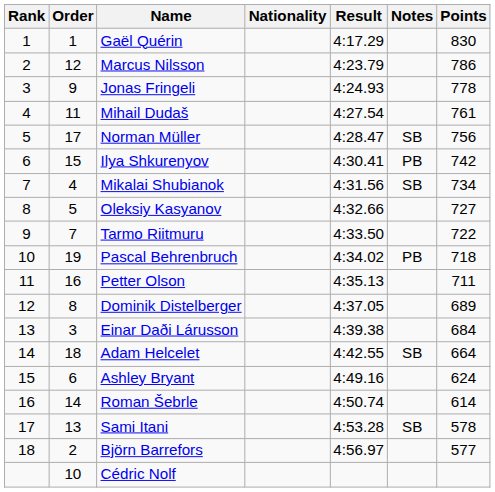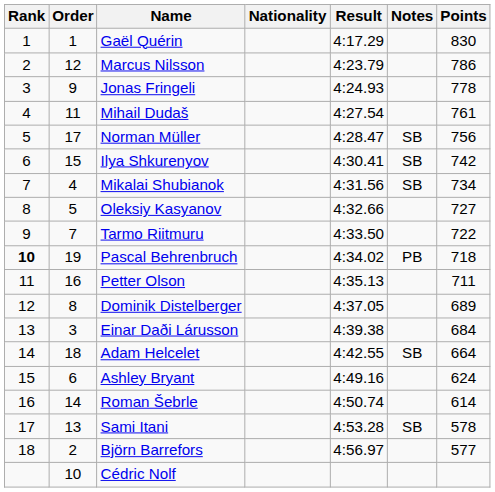(412, 161) PB -> (412, 161) SB
(27, 257) normal -> (27, 257) bold
